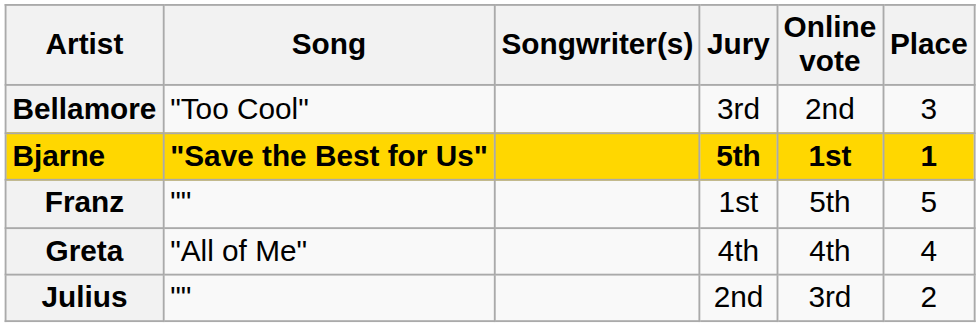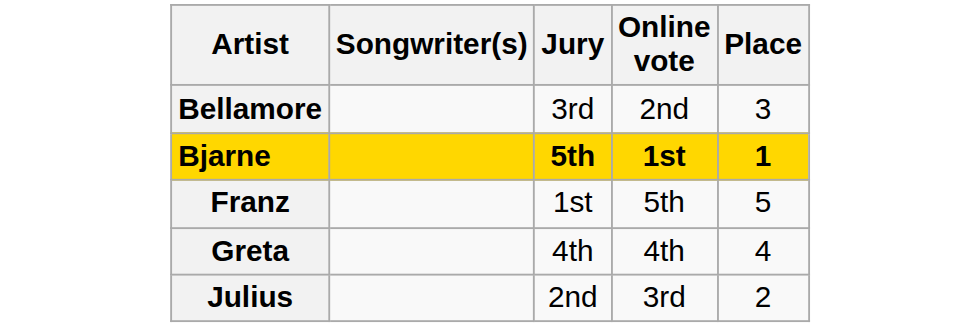- column: (329, 44)
